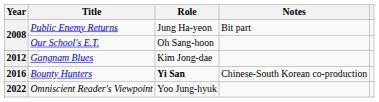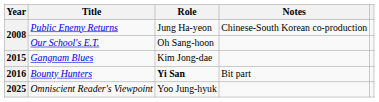(236, 27) Bit part -> (294, 27) Chinese-South Korean co-production
(16, 58) 2012 -> (16, 58) 2015
(294, 74) Chinese-South Korean co-production -> (236, 74) Bit part
(16, 89) 2022 -> (16, 89) 2025
